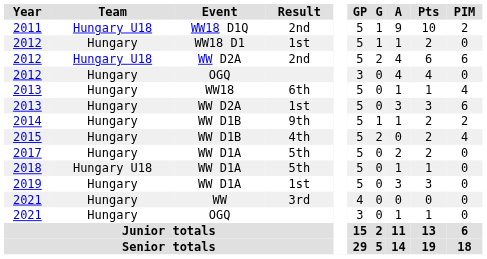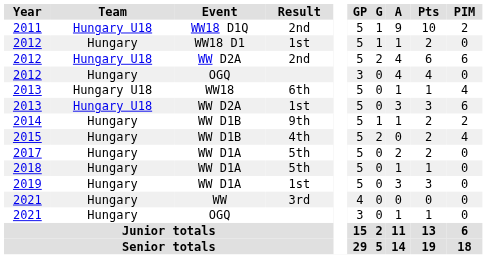(113, 90) Hungary -> (113, 90) Hungary U18
(113, 106) Hungary -> (113, 106) Hungary U18
(113, 168) Hungary U18 -> (113, 168) Hungary
